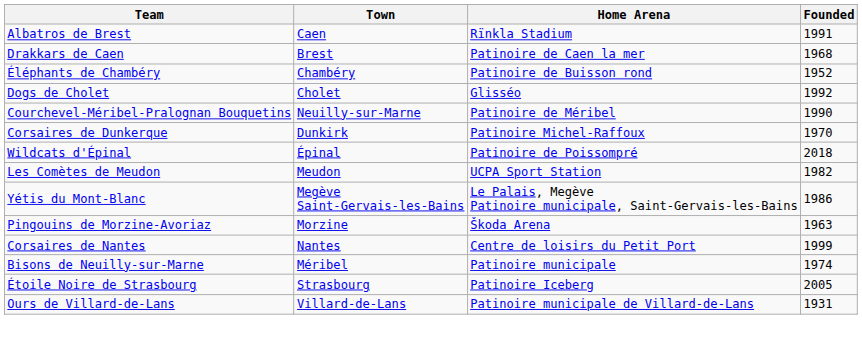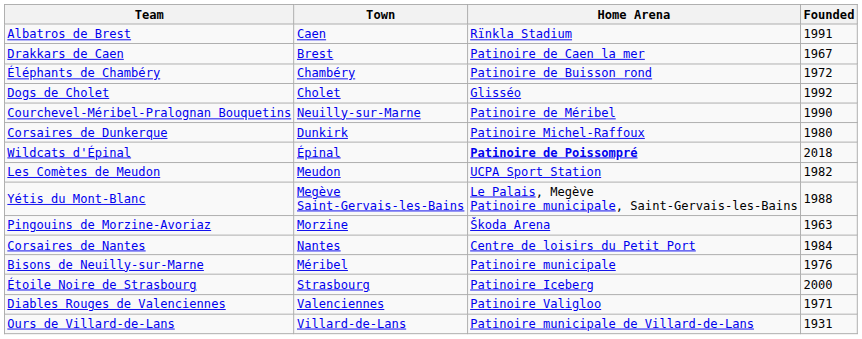(818, 54) 1968 -> (818, 54) 1967
(818, 73) 1952 -> (818, 73) 1972
(818, 133) 1970 -> (818, 133) 1980
(554, 152) normal -> (554, 152) bold
(818, 199) 1986 -> (818, 199) 1988
(818, 245) 1999 -> (818, 245) 1984
(818, 265) 1974 -> (818, 265) 1976
(818, 284) 2005 -> (818, 284) 2000
+ row: (117, 304)
